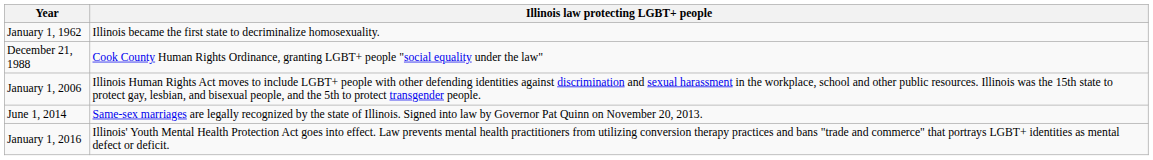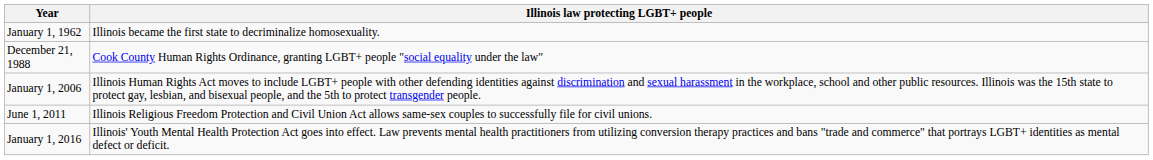+ row: (37, 114)
- row: (37, 114)
